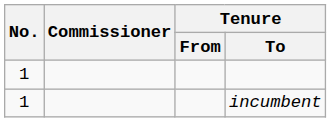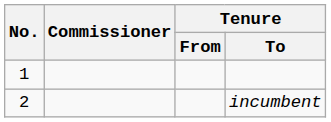(24, 103) 1 -> (24, 103) 2
